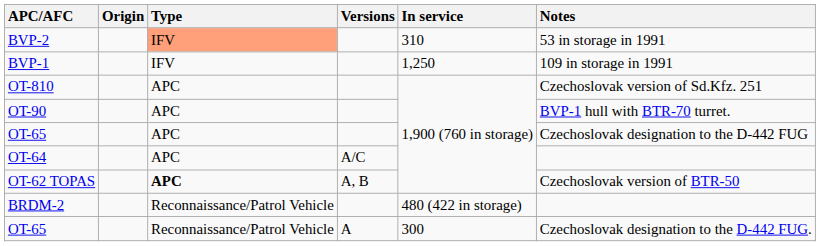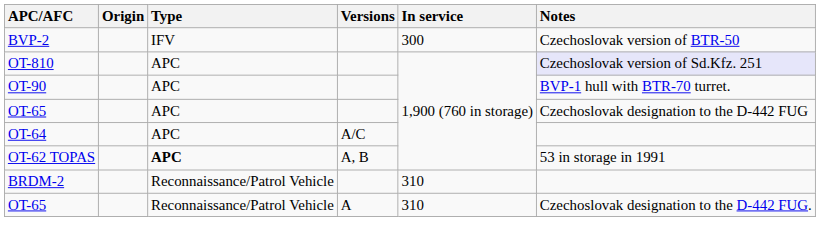(163, 39) lightsalmon background -> (163, 39) no background
(413, 39) 310 -> (413, 39) 300
(603, 39) 53 in storage in 1991 -> (640, 39) Czechoslovak version of BTR-50
- row: (29, 63)
(651, 87) no background -> (651, 63) lavender background
(640, 181) Czechoslovak version of BTR-50 -> (603, 157) 53 in storage in 1991
(462, 205) 480 (422 in storage) -> (413, 181) 310
(413, 228) 300 -> (413, 205) 310
